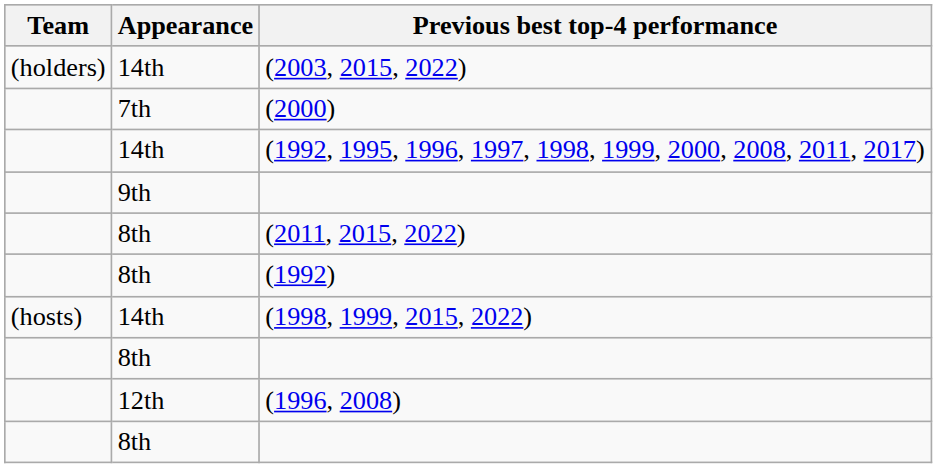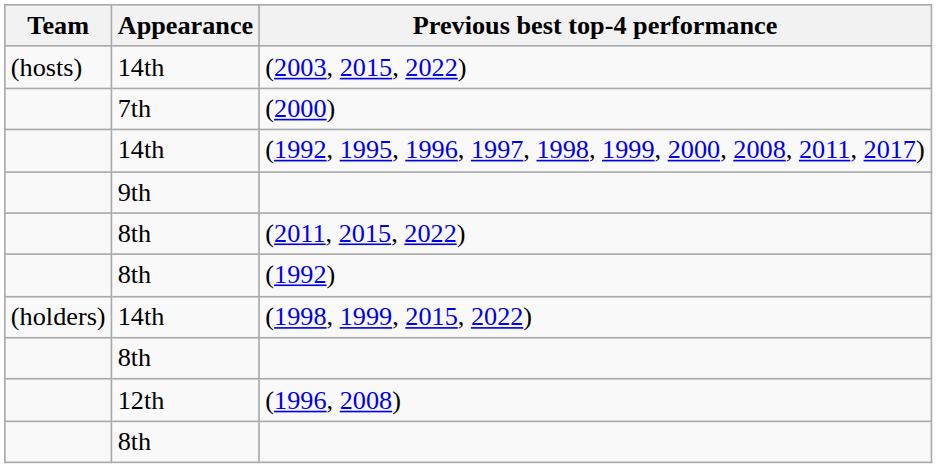(58, 66) (holders) -> (47, 66) (hosts)
(47, 316) (hosts) -> (58, 316) (holders)
